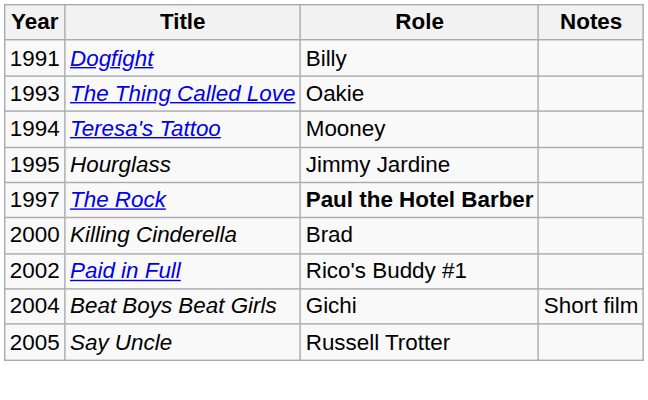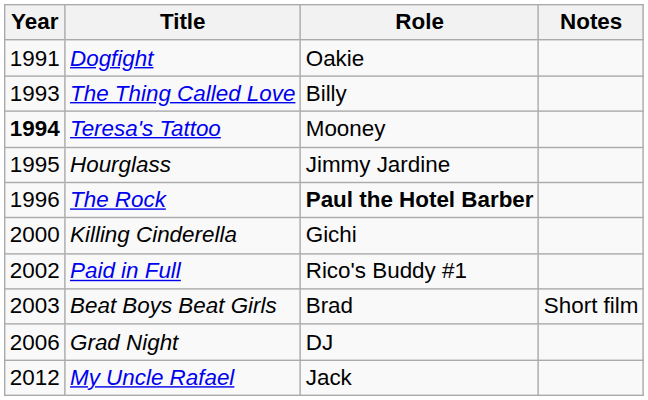(326, 57) Billy -> (335, 57) Oakie
(335, 93) Oakie -> (326, 93) Billy
(35, 128) normal -> (35, 128) bold
(35, 199) 1997 -> (35, 199) 1996
(329, 235) Brad -> (331, 235) Gichi
(35, 306) 2004 -> (35, 306) 2003
(331, 306) Gichi -> (329, 306) Brad
- row: (121, 341)
+ row: (124, 341)
+ row: (152, 377)
